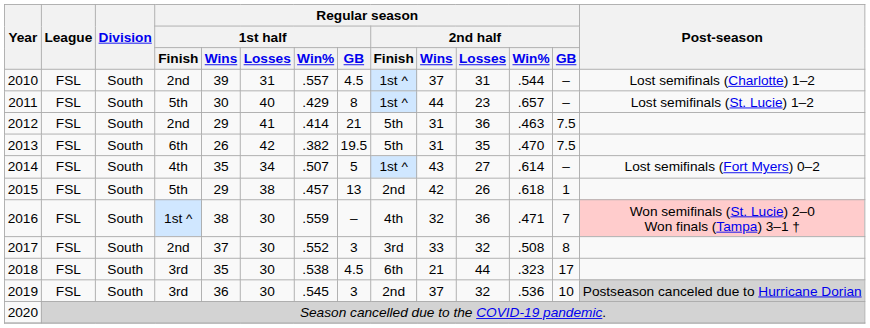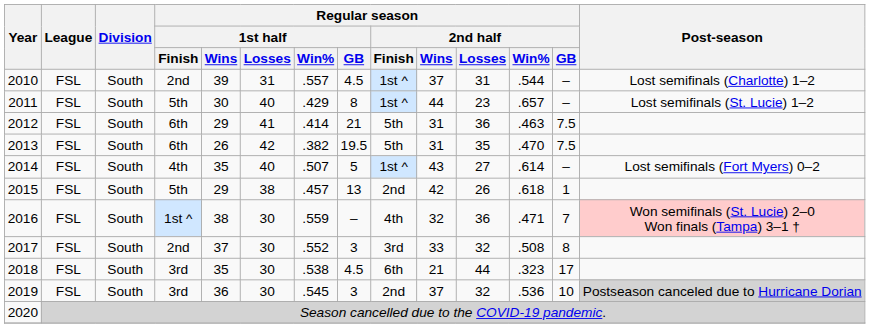(178, 124) 2nd -> (178, 124) 6th
(267, 167) 34 -> (267, 167) 40
